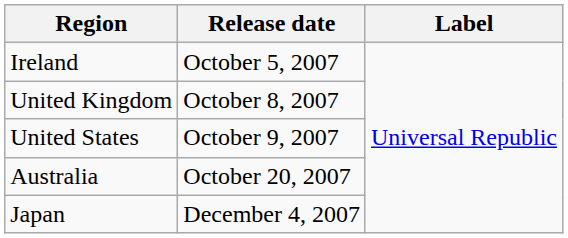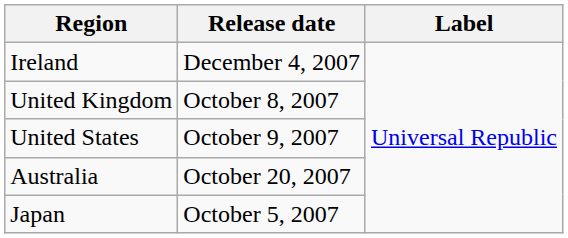(261, 61) October 5, 2007 -> (272, 61) December 4, 2007
(272, 213) December 4, 2007 -> (261, 213) October 5, 2007
